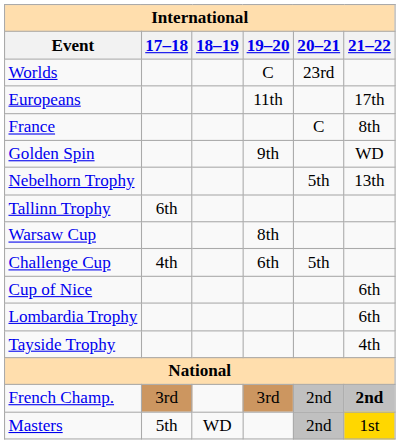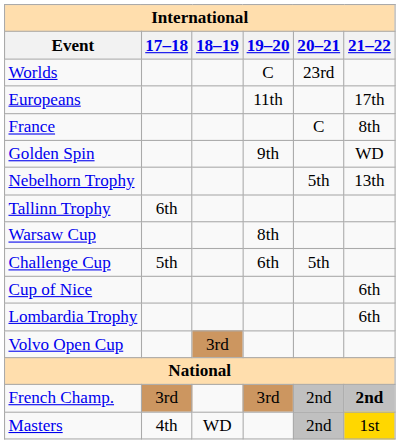(167, 262) 4th -> (167, 262) 5th
- row: (62, 343)
+ row: (66, 343)
(167, 425) 5th -> (167, 425) 4th
